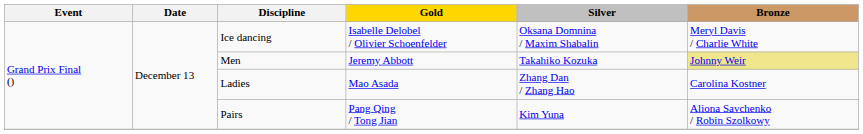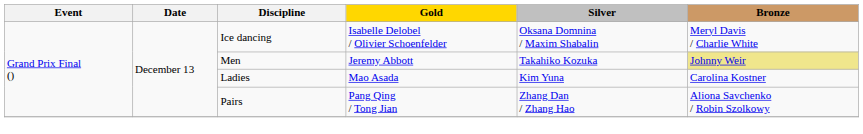(547, 84) Zhang Dan / Zhang Hao -> (542, 78) Kim Yuna
(542, 114) Kim Yuna -> (547, 101) Zhang Dan / Zhang Hao
